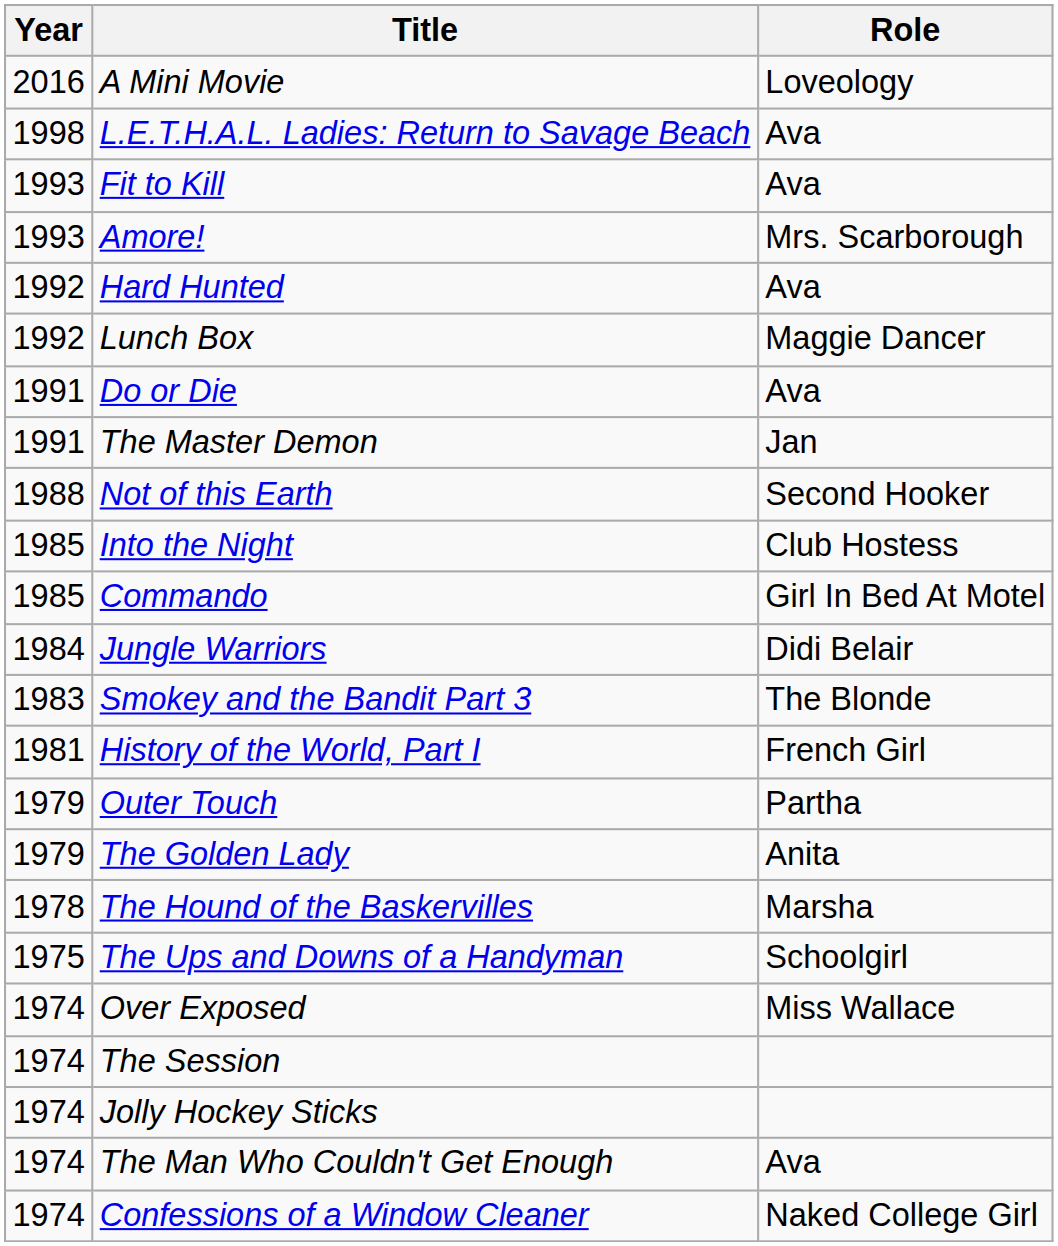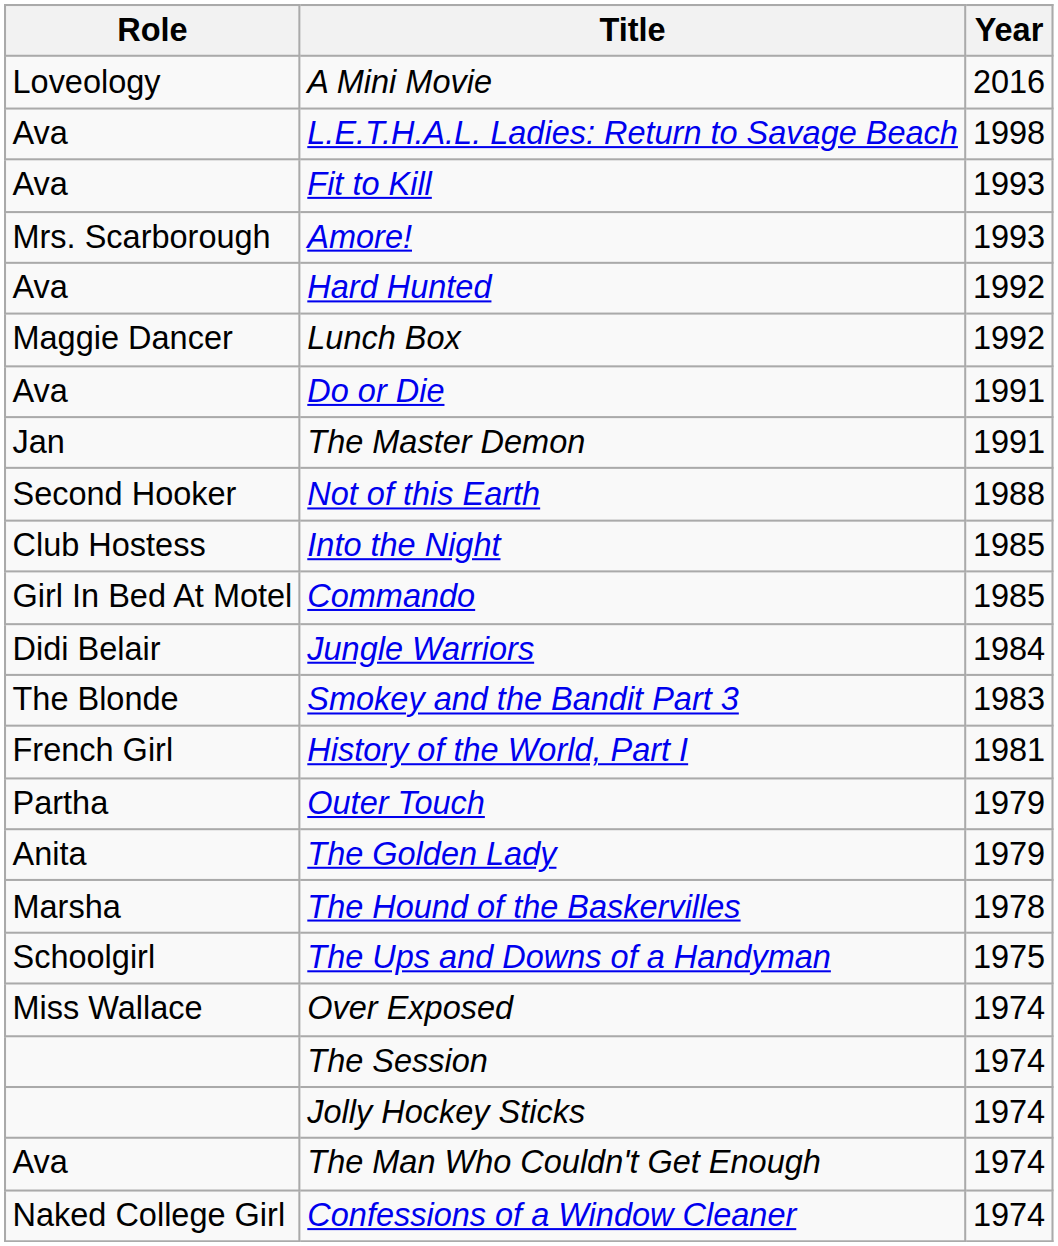columns swapped: (49, 30) <-> (905, 30)
